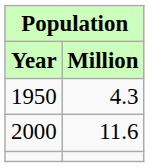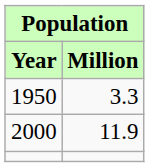(124, 96) 4.3 -> (124, 96) 3.3
(119, 132) 11.6 -> (119, 132) 11.9
